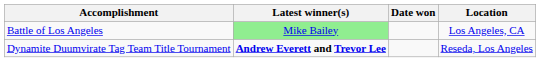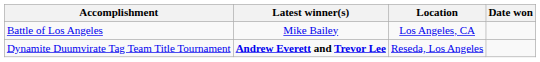columns swapped: (413, 13) <-> (487, 13)
(311, 30) lightgreen background -> (311, 30) no background
